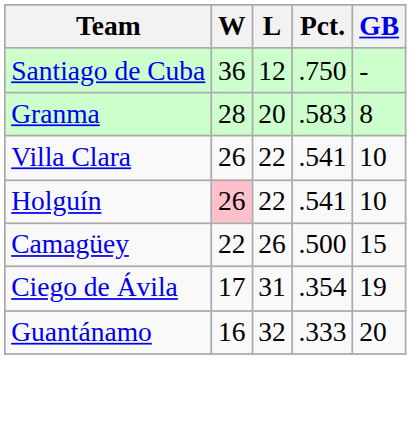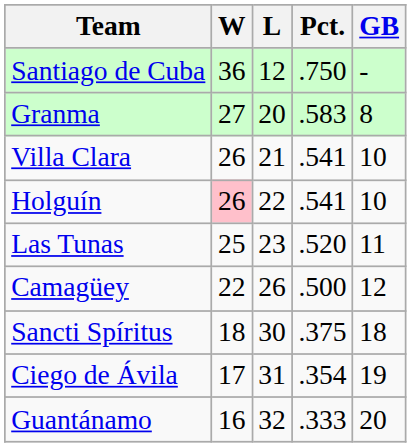(232, 113) 28 -> (232, 113) 27
(272, 157) 22 -> (272, 157) 21
+ row: (67, 244)
(373, 244) 15 -> (373, 288) 12
+ row: (92, 331)
